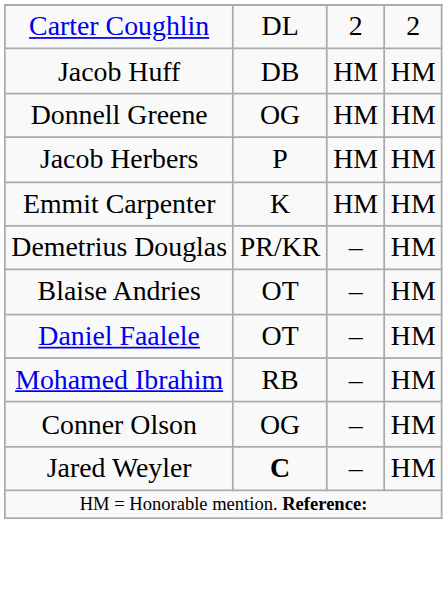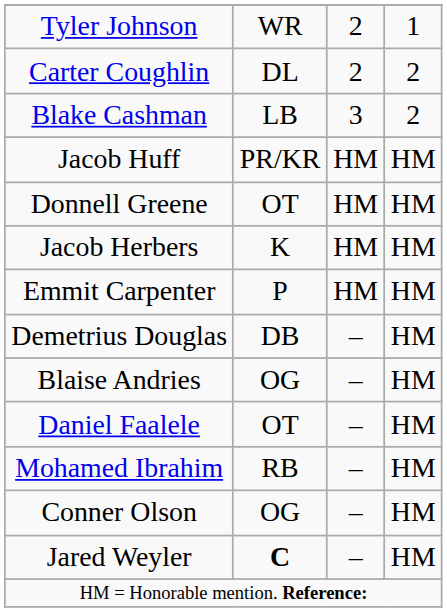+ row: (119, 26)
+ row: (119, 114)
(280, 70) DB -> (280, 159) PR/KR
(280, 114) OG -> (280, 203) OT
(280, 159) P -> (280, 247) K
(280, 203) K -> (280, 291) P
(280, 247) PR/KR -> (280, 335) DB
(280, 291) OT -> (280, 379) OG
